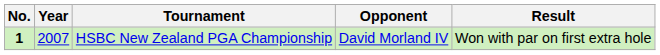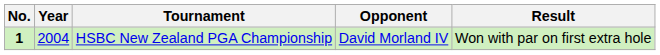(53, 39) 2007 -> (53, 39) 2004
